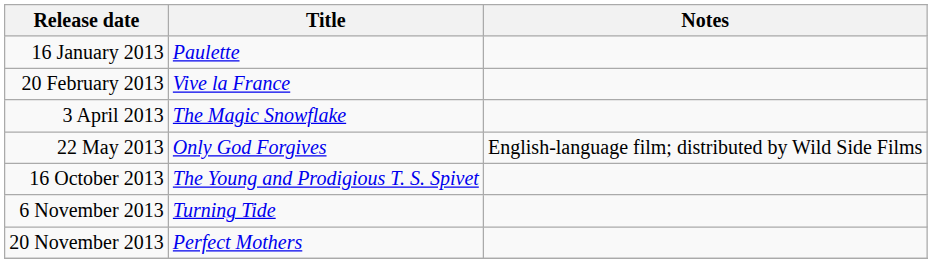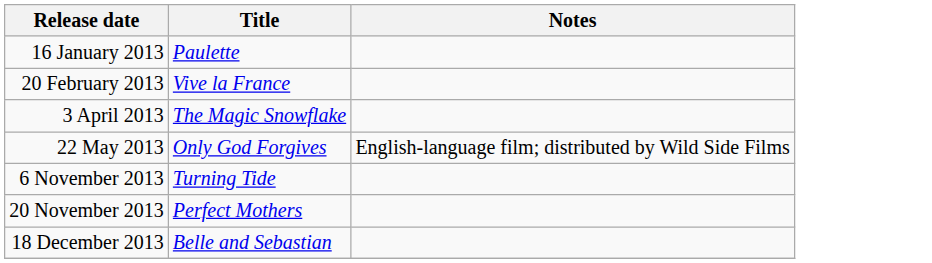- row: (96, 178)
+ row: (88, 242)
